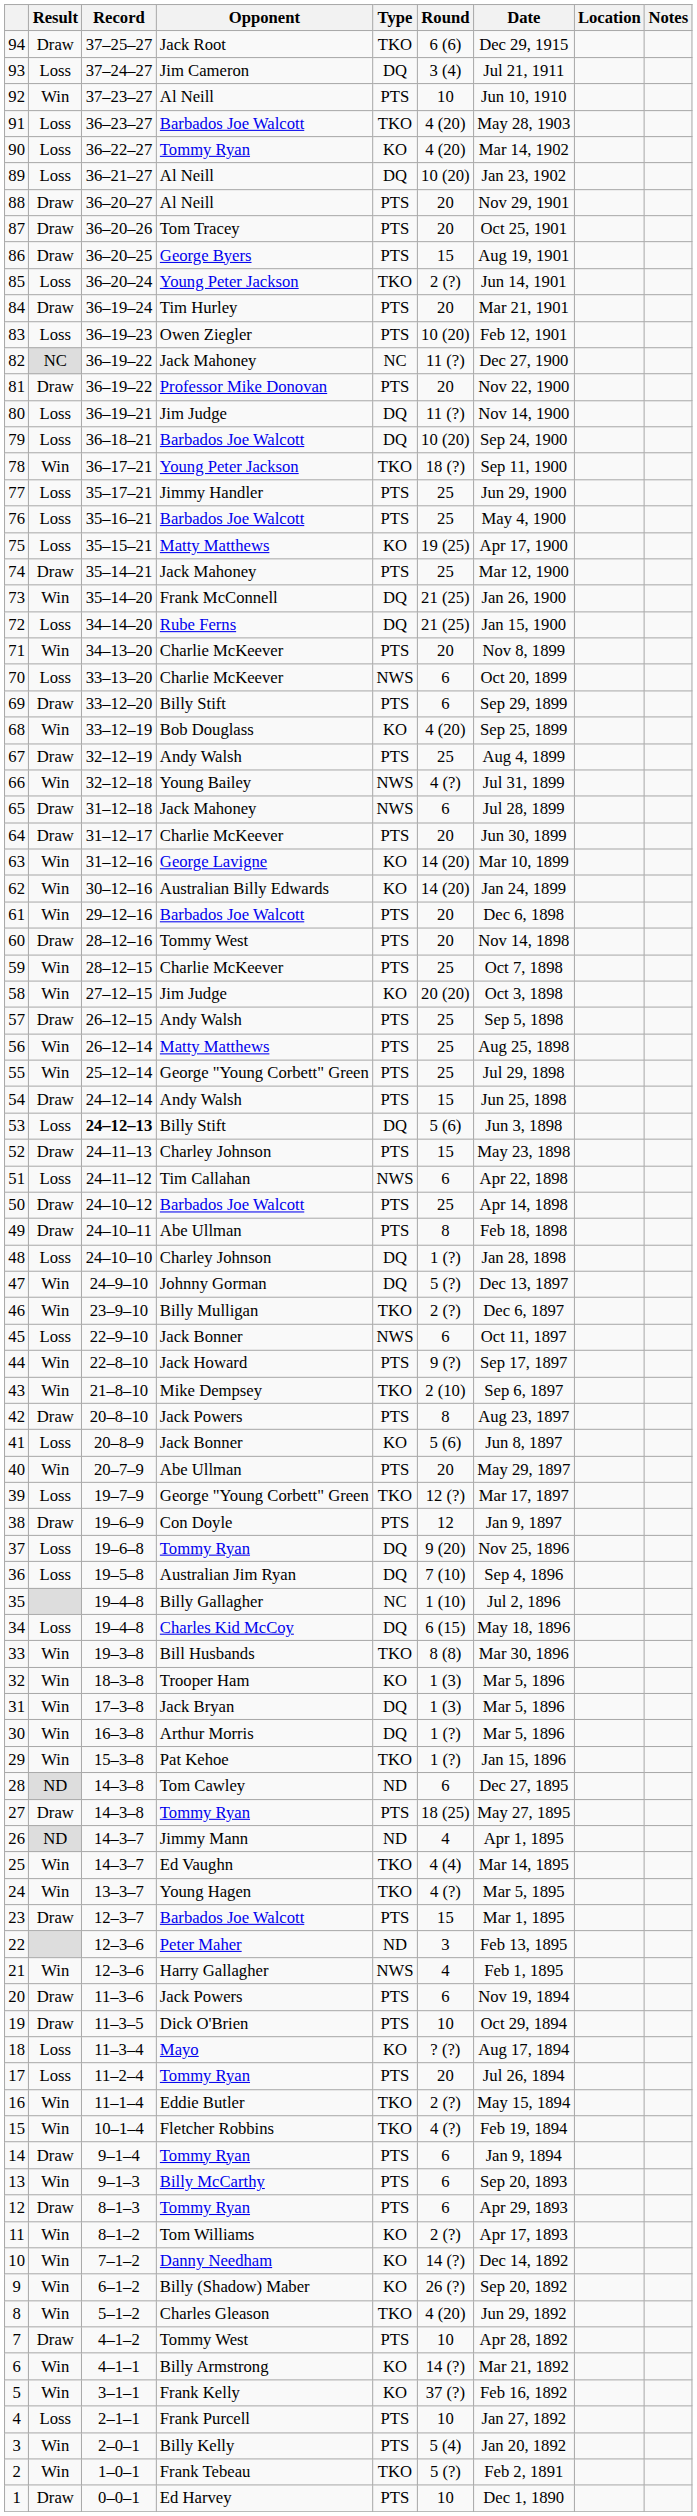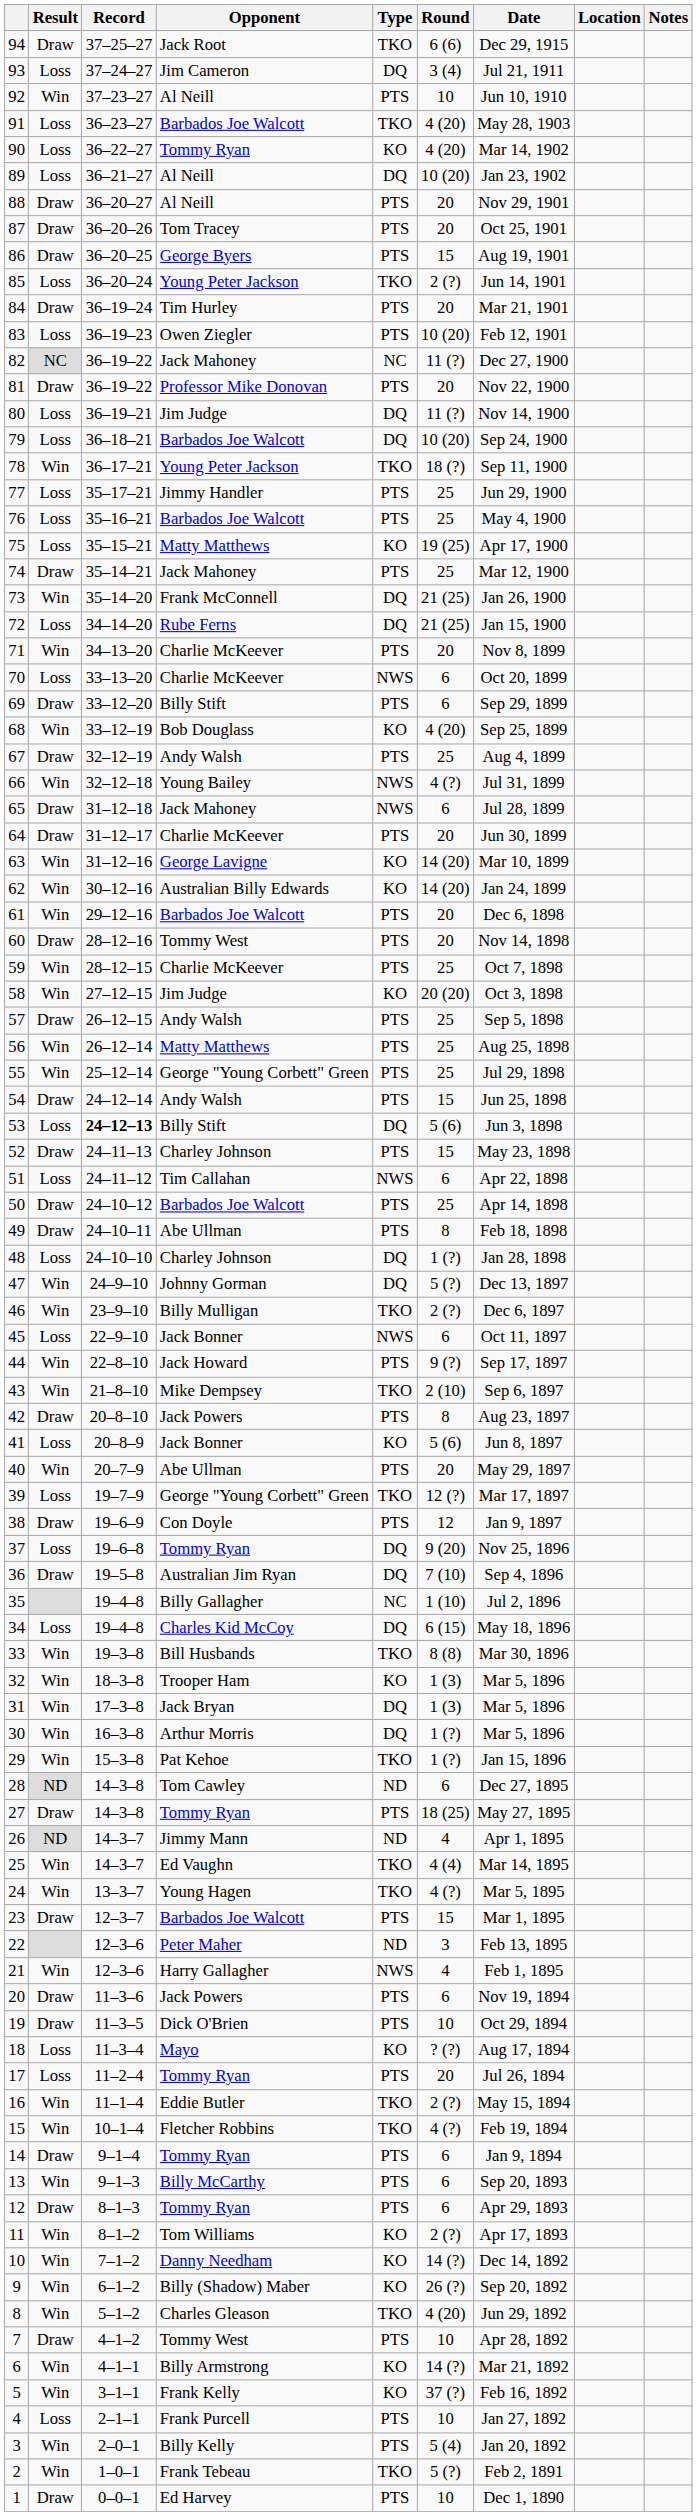(55, 1574) Loss -> (55, 1574) Draw
